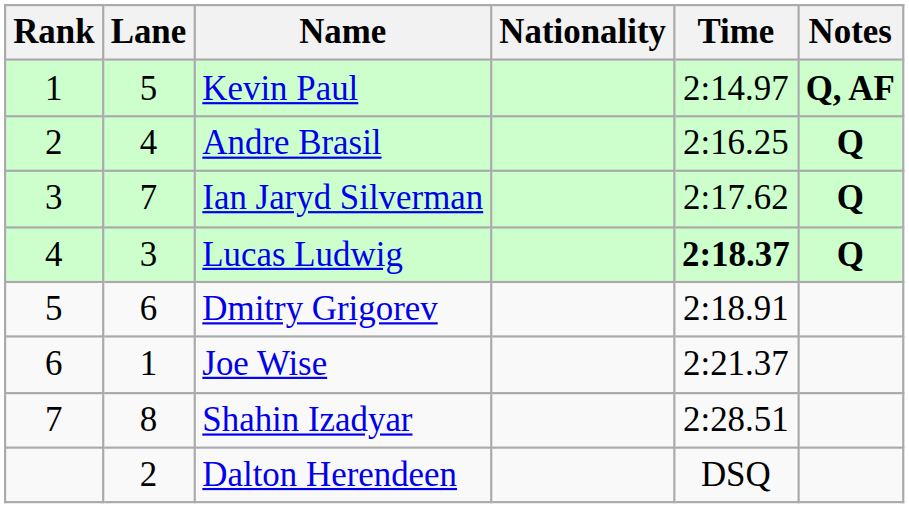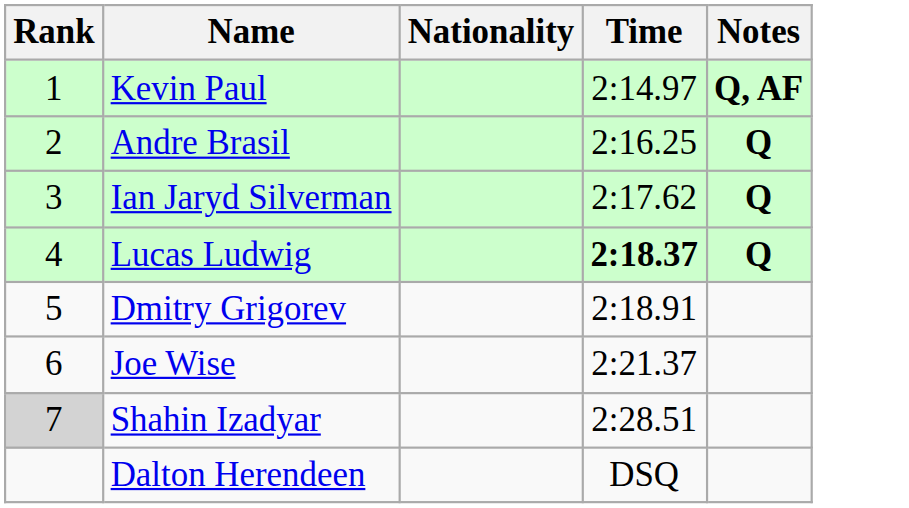- column: (148, 32)
(54, 419) no background -> (54, 419) lightgrey background
